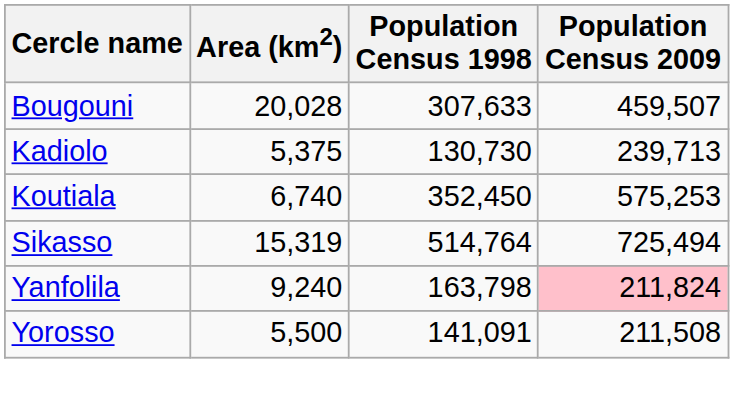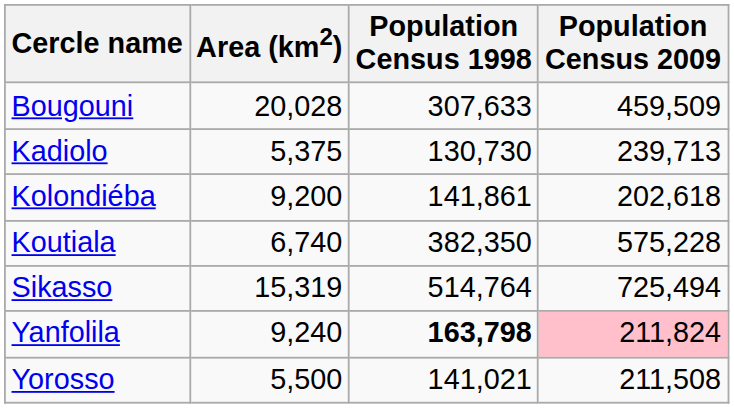(669, 105) 459,507 -> (669, 105) 459,509
+ row: (84, 196)
(480, 196) 352,450 -> (480, 242) 382,350
(669, 196) 575,253 -> (669, 242) 575,228
(480, 288) normal -> (480, 333) bold
(480, 333) 141,091 -> (480, 379) 141,021
